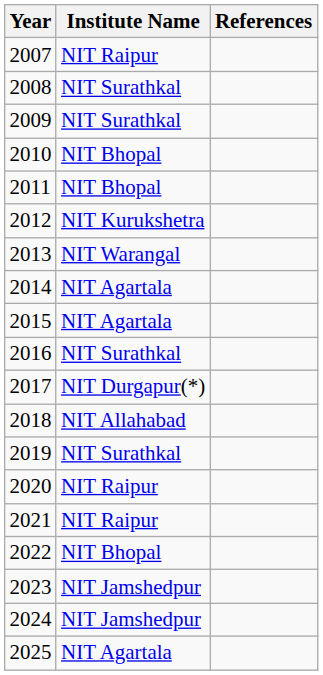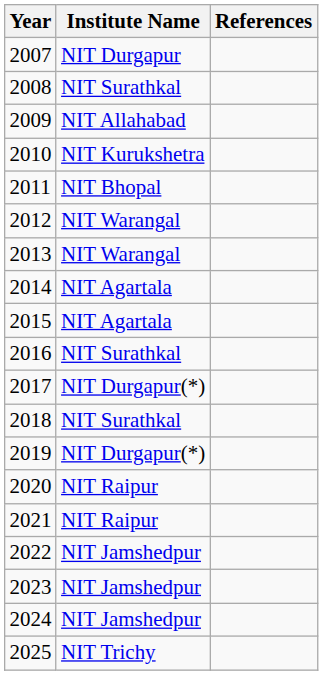(109, 54) NIT Raipur -> (121, 54) NIT Durgapur
(121, 120) NIT Surathkal -> (123, 120) NIT Allahabad
(111, 154) NIT Bhopal -> (133, 154) NIT Kurukshetra
(133, 220) NIT Kurukshetra -> (121, 220) NIT Warangal
(123, 420) NIT Allahabad -> (121, 420) NIT Surathkal
(121, 453) NIT Surathkal -> (133, 453) NIT Durgapur(*)
(111, 552) NIT Bhopal -> (131, 552) NIT Jamshedpur
(116, 652) NIT Agartala -> (108, 652) NIT Trichy
